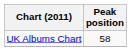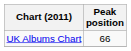(105, 38) 58 -> (105, 38) 66
